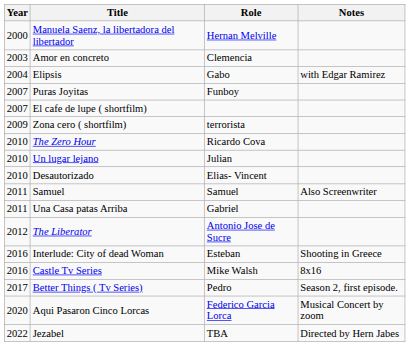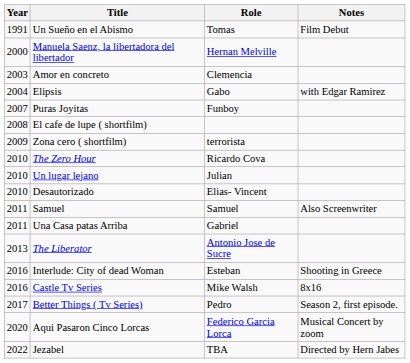+ row: (83, 29)
(17, 108) 2007 -> (17, 125) 2008
(17, 231) 2012 -> (17, 248) 2013
